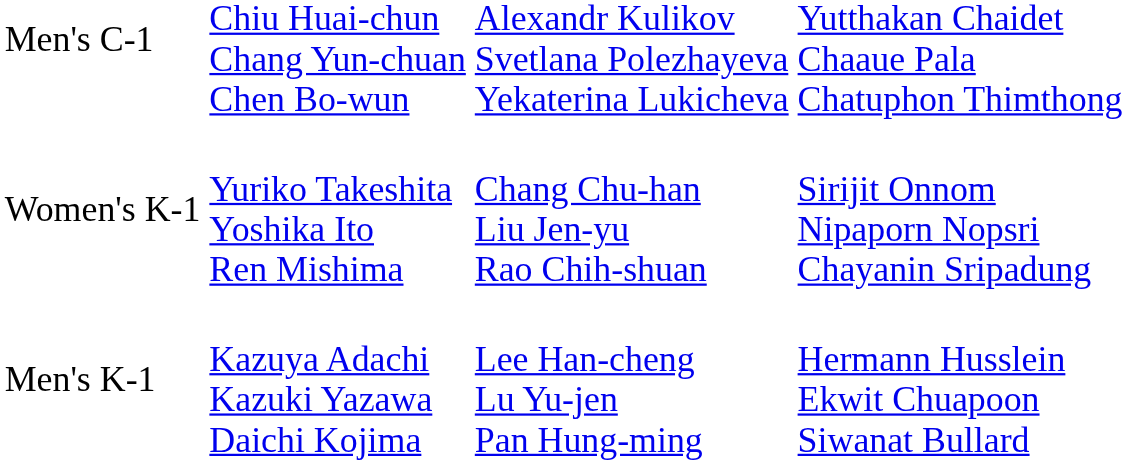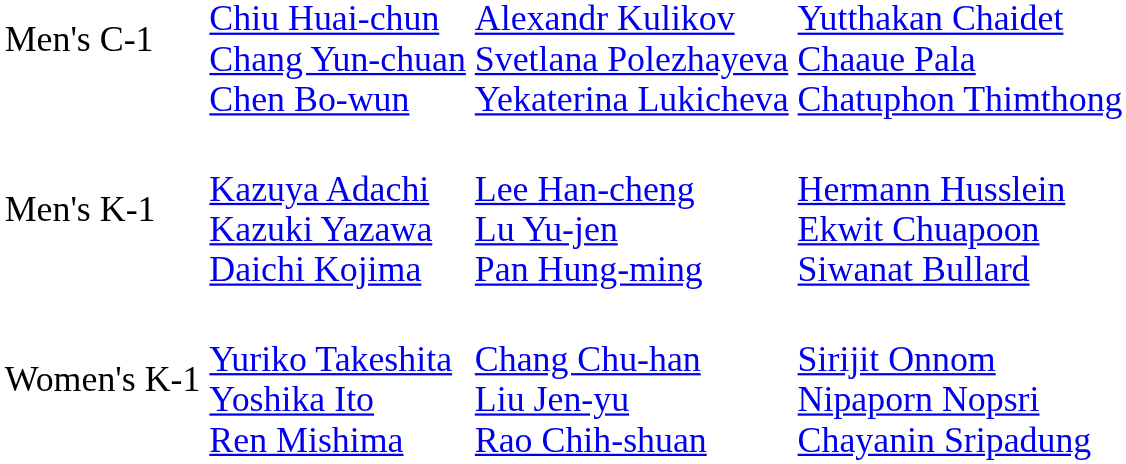rows swapped: (80, 379) <-> (103, 208)
